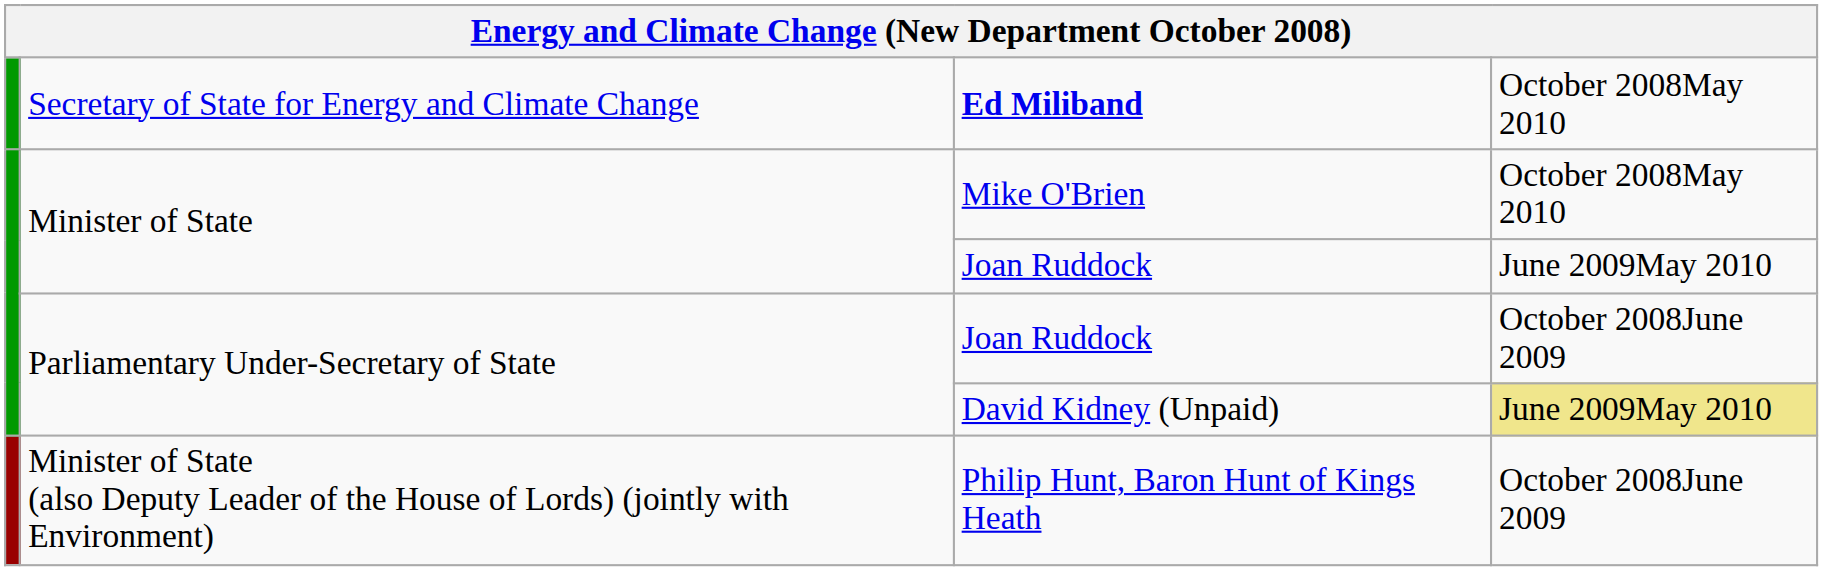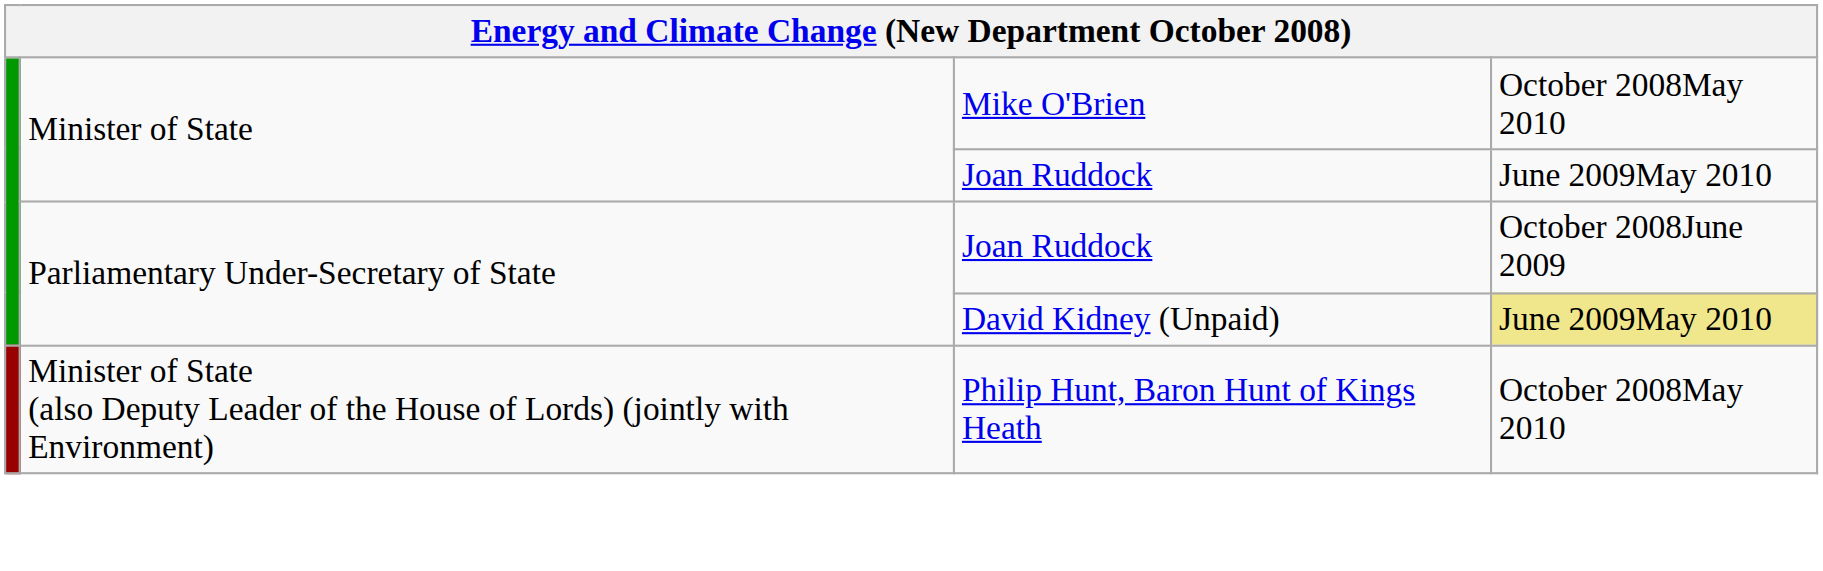- row: (364, 102)
(1621, 499) October 2008June 2009 -> (1621, 409) October 2008May 2010
